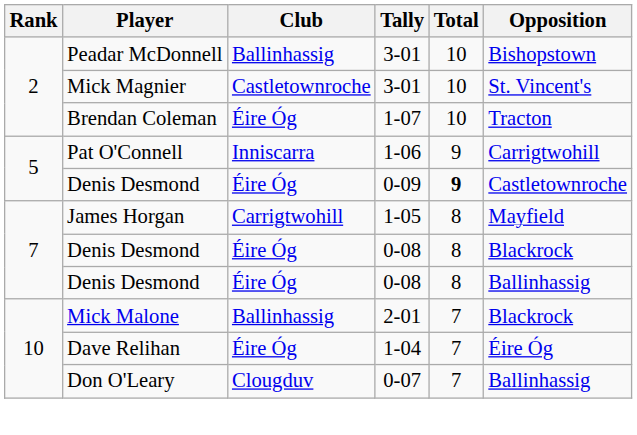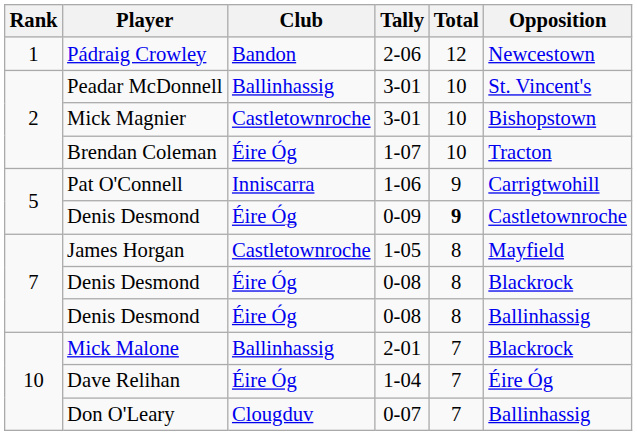+ row: (137, 53)
(542, 53) Bishopstown -> (540, 86) St. Vincent's
(540, 86) St. Vincent's -> (542, 119) Bishopstown
(288, 217) Carrigtwohill -> (301, 250) Castletownroche
